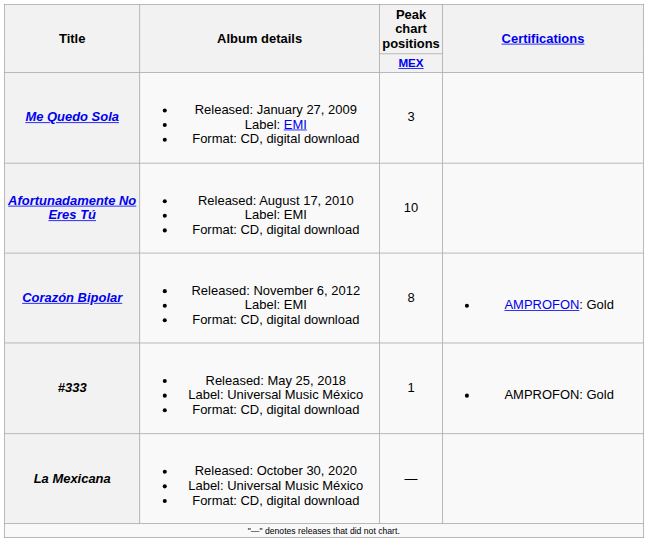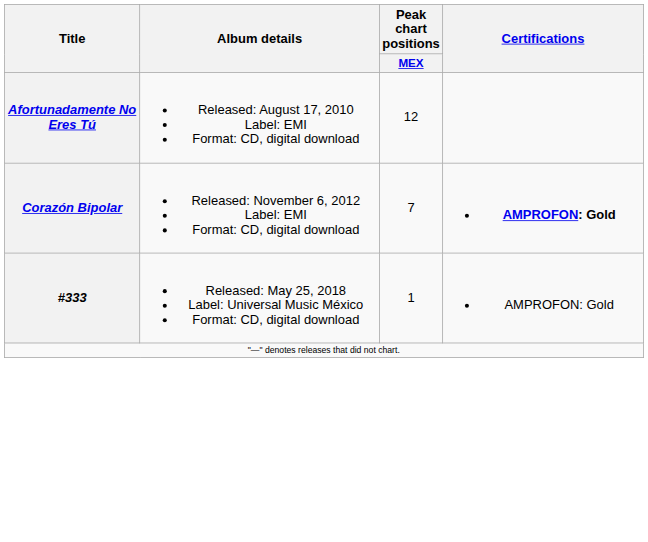- row: (72, 117)
(411, 207) 10 -> (411, 117) 12
(411, 298) 8 -> (411, 207) 7
(543, 305) normal -> (543, 215) bold
- row: (72, 478)
